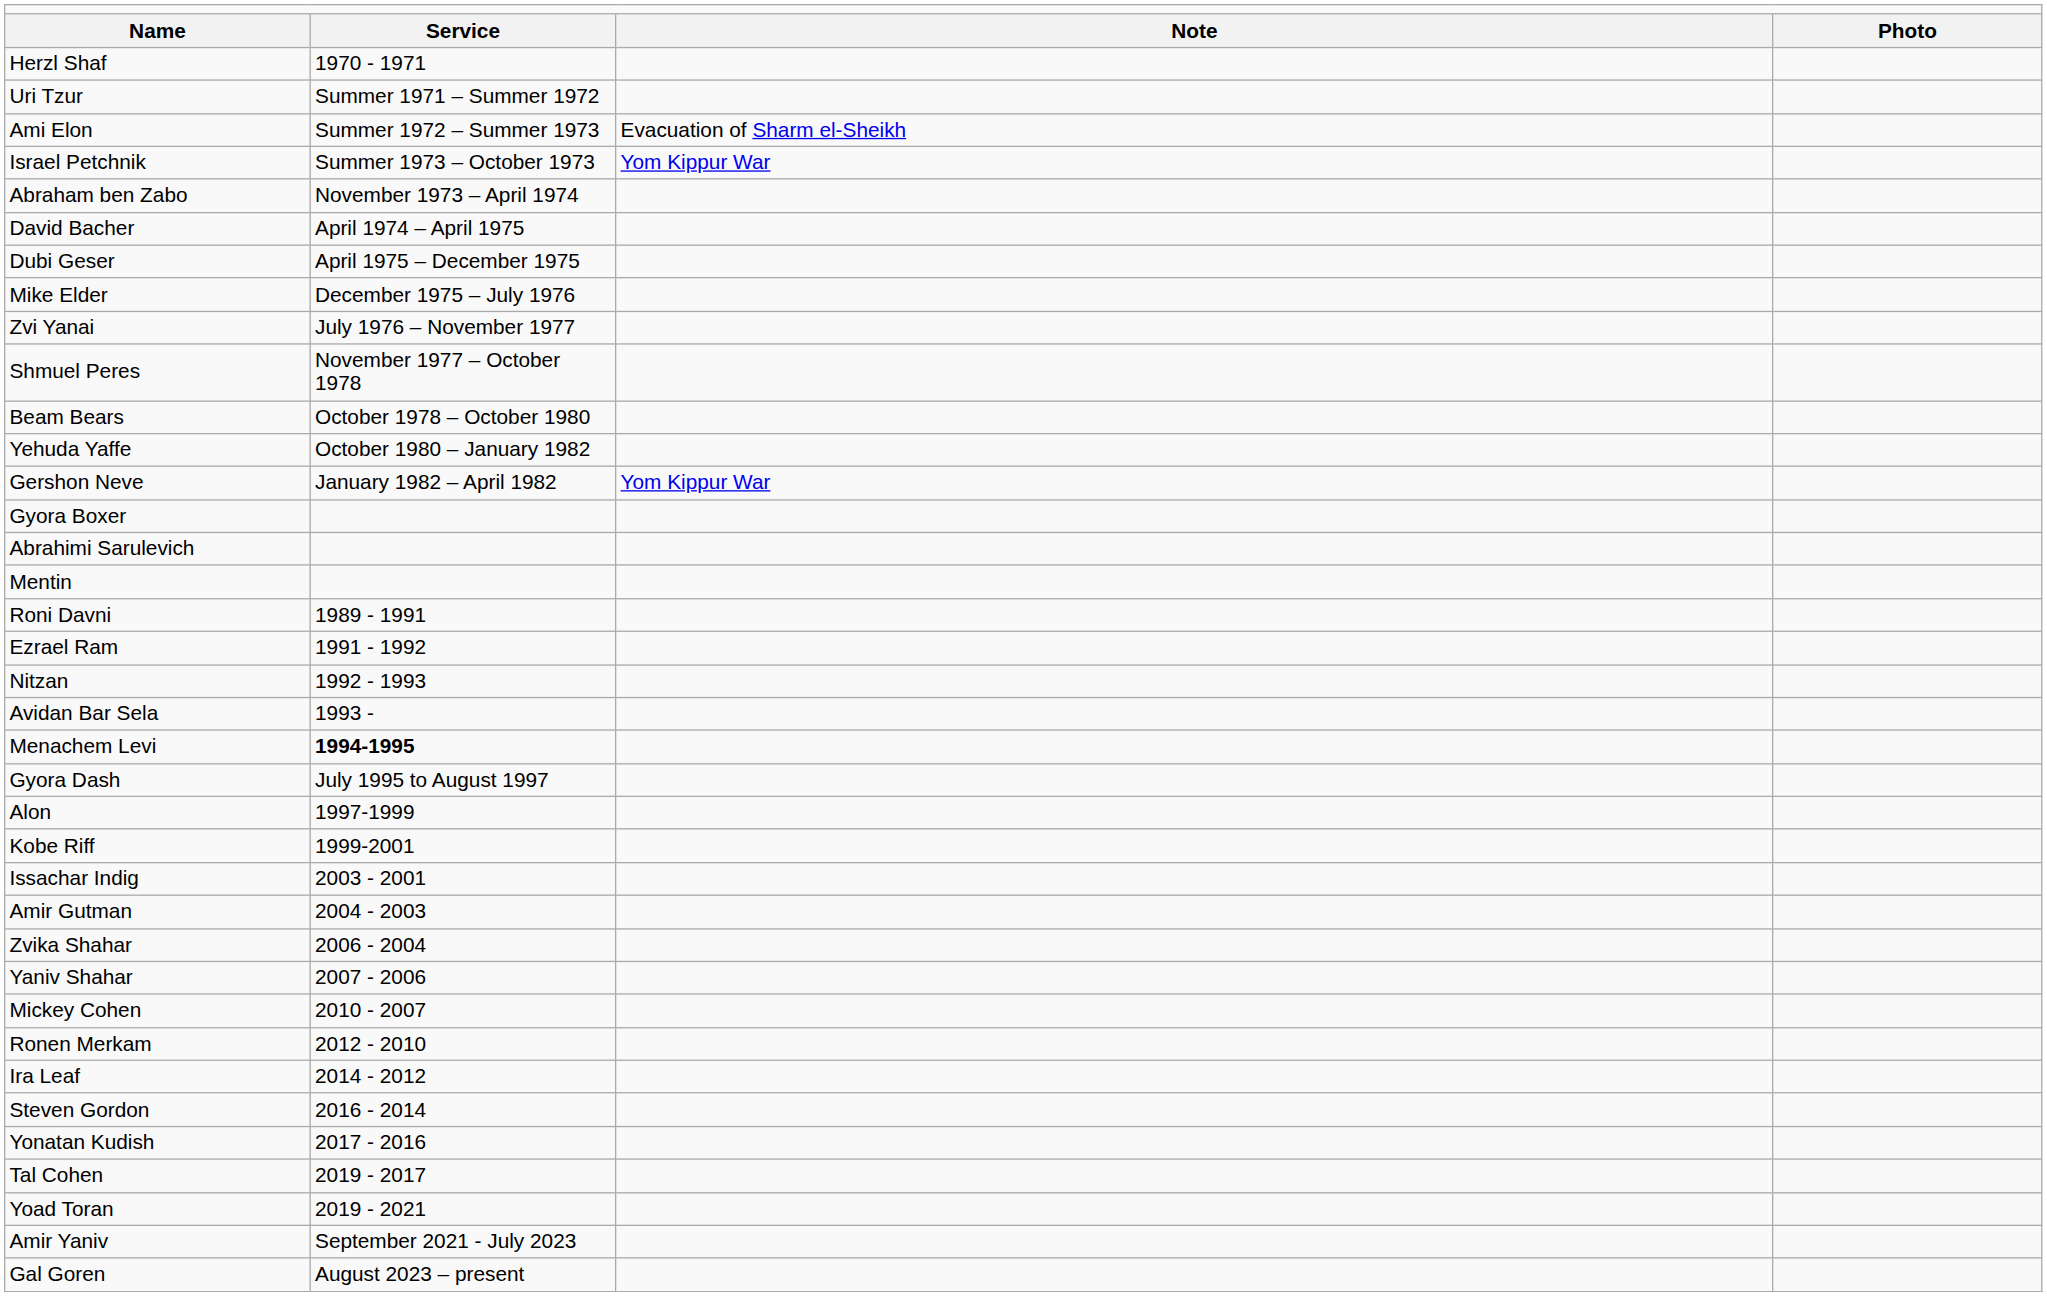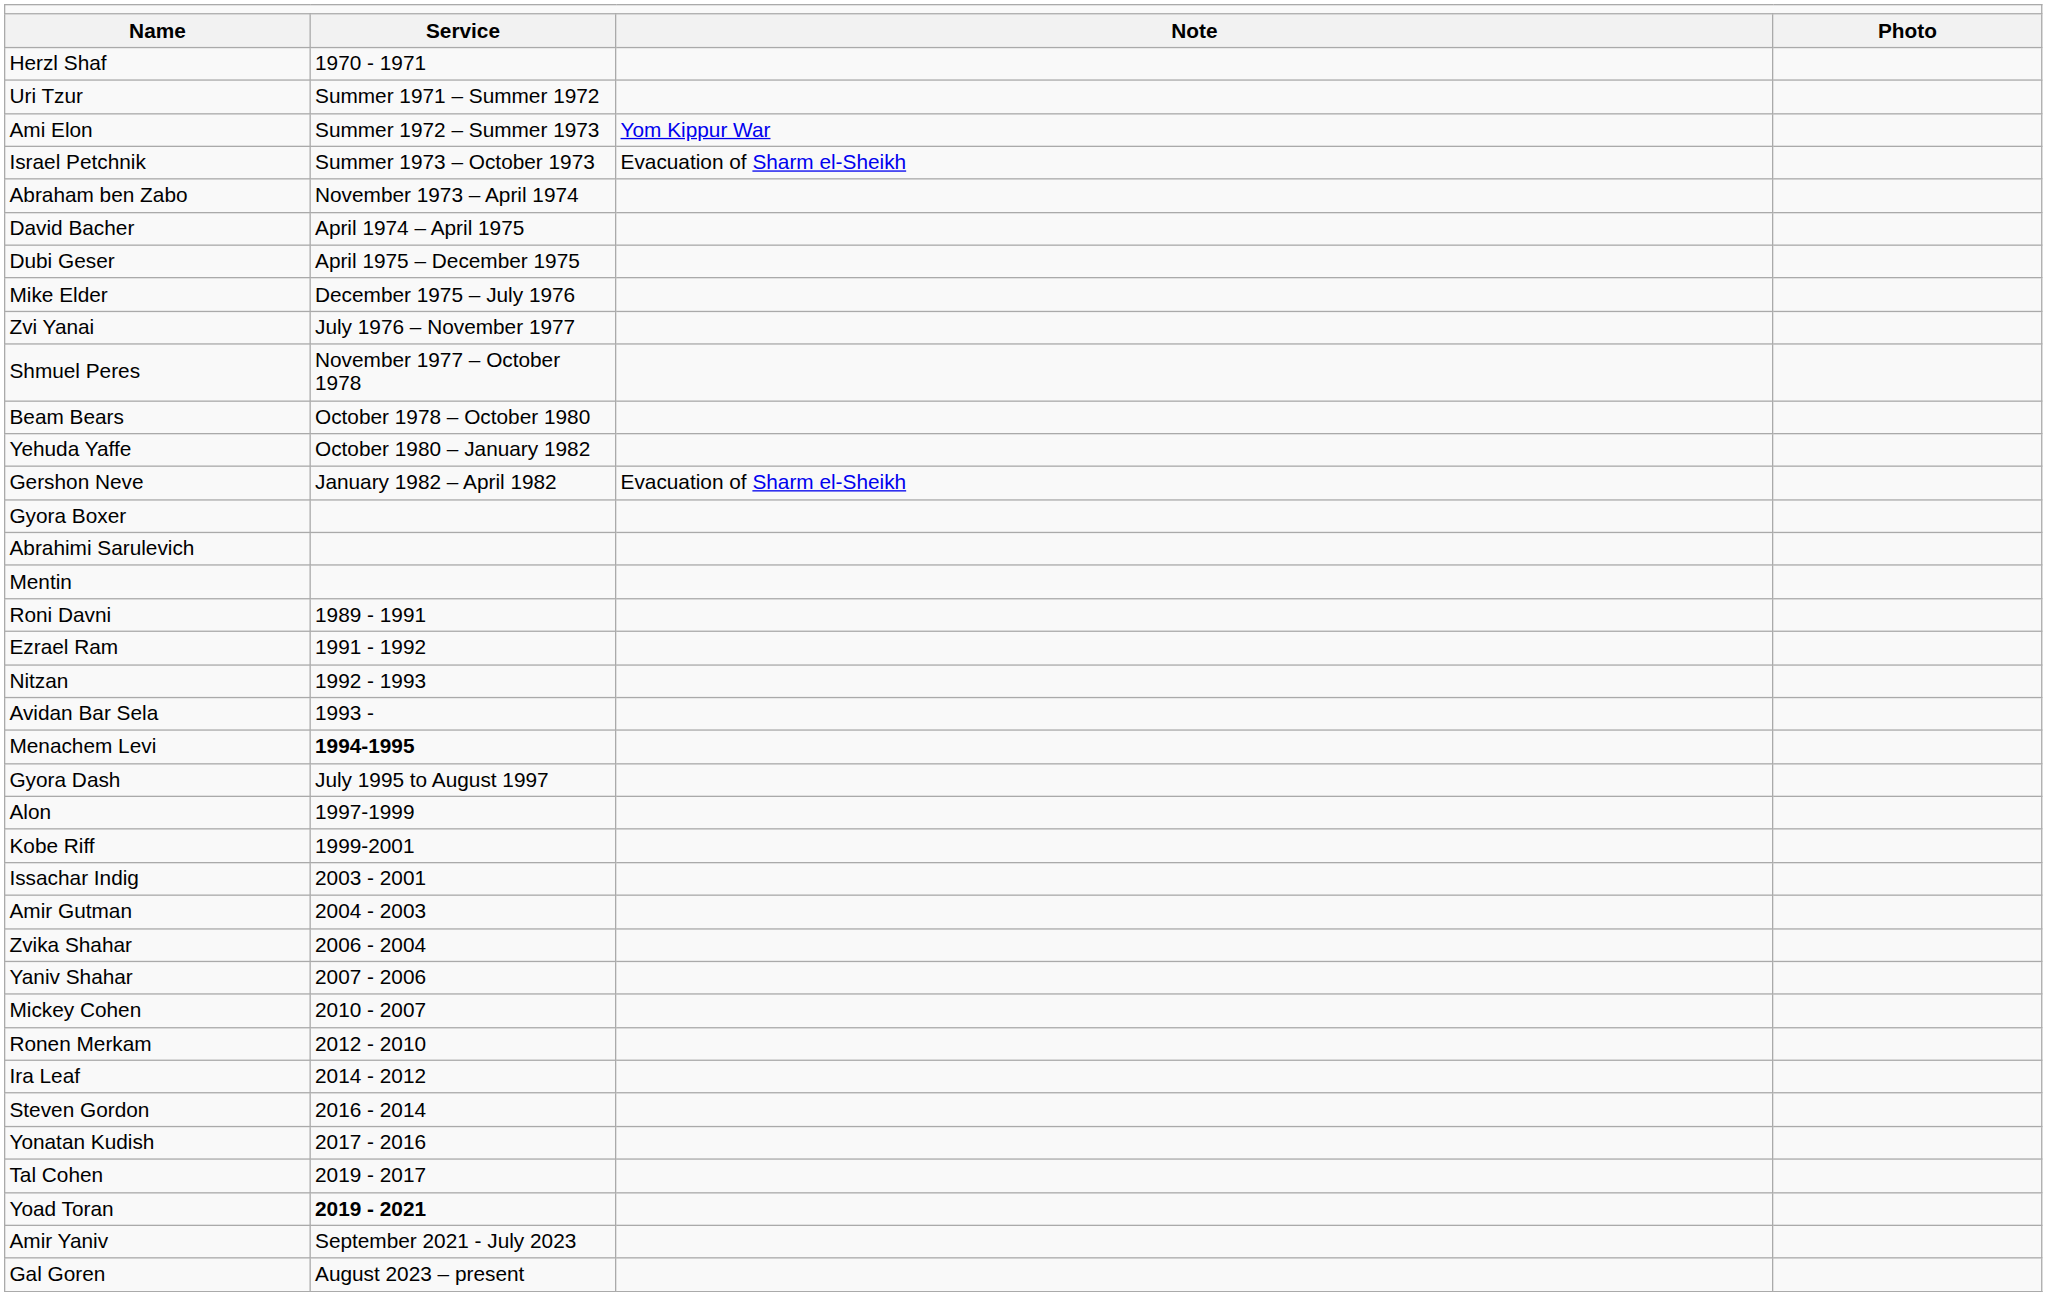(763, 129) Evacuation of Sharm el-Sheikh -> (696, 129) Yom Kippur War
(696, 162) Yom Kippur War -> (763, 162) Evacuation of Sharm el-Sheikh
(696, 482) Yom Kippur War -> (763, 482) Evacuation of Sharm el-Sheikh
(371, 1208) normal -> (371, 1208) bold
